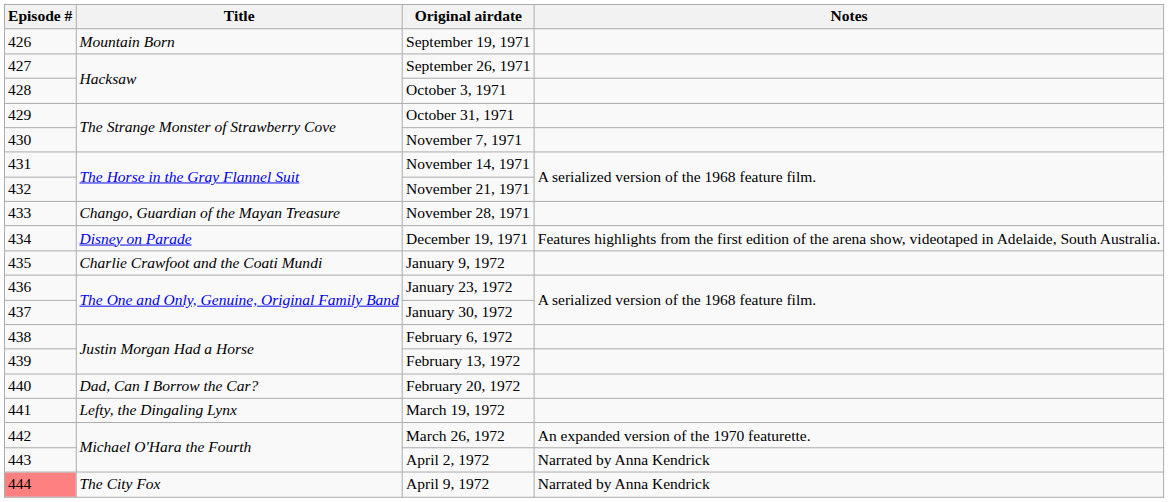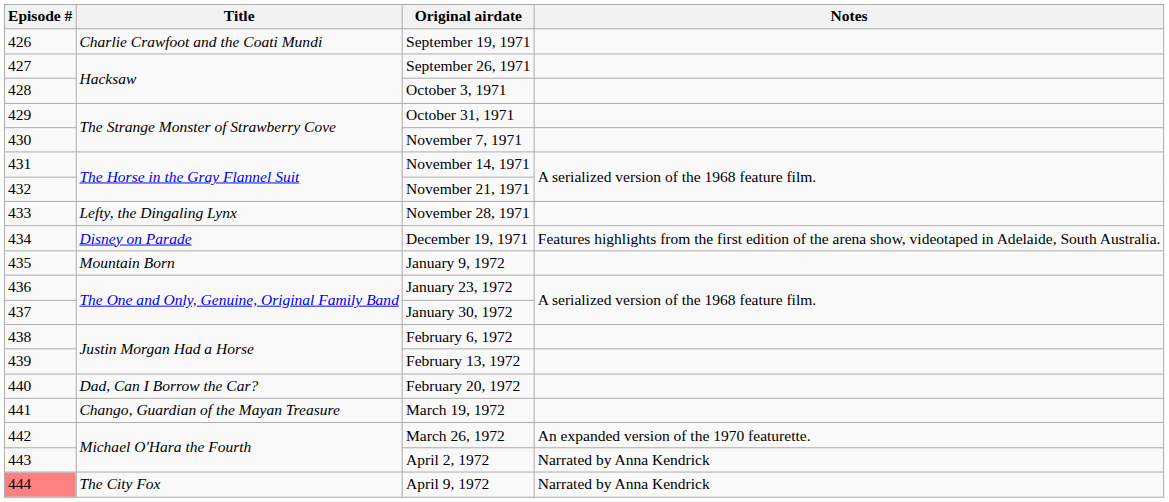(127, 41) Mountain Born -> (201, 41) Charlie Crawfoot and the Coati Mundi
(210, 213) Chango, Guardian of the Mayan Treasure -> (158, 213) Lefty, the Dingaling Lynx
(201, 262) Charlie Crawfoot and the Coati Mundi -> (127, 262) Mountain Born
(158, 410) Lefty, the Dingaling Lynx -> (210, 410) Chango, Guardian of the Mayan Treasure
